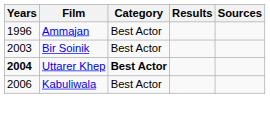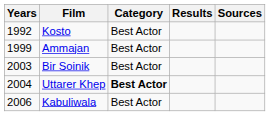+ row: (56, 31)
(19, 31) 1996 -> (19, 48) 1999
(19, 66) bold -> (19, 84) normal
